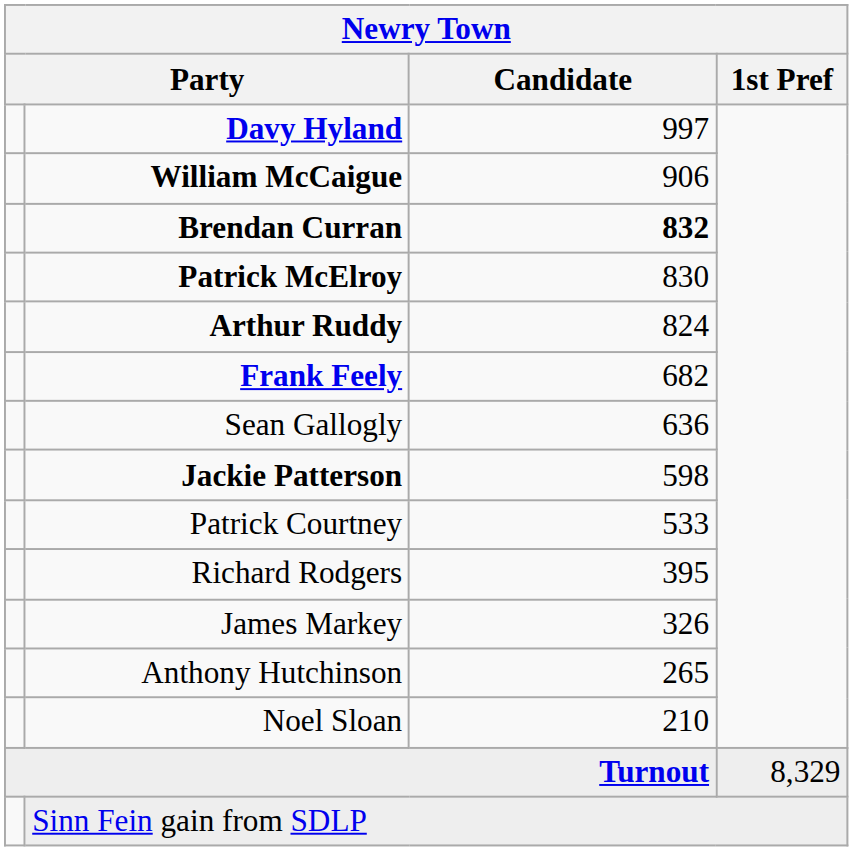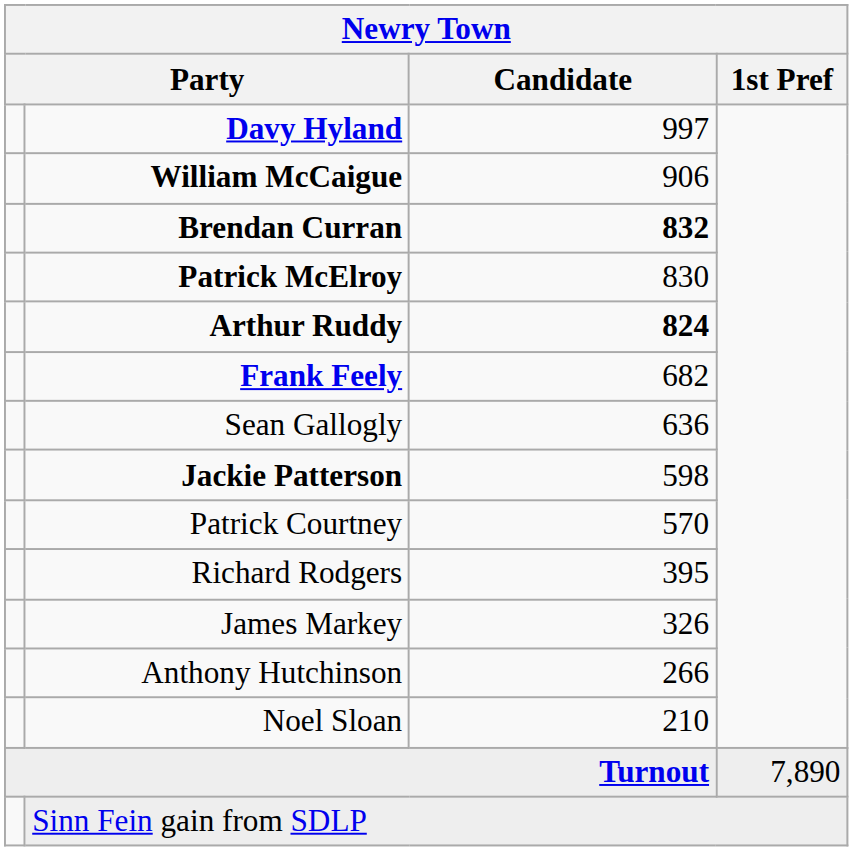(686, 326) normal -> (686, 326) bold
(686, 524) 533 -> (686, 524) 570
(686, 672) 265 -> (686, 672) 266
(805, 771) 8,329 -> (805, 771) 7,890
